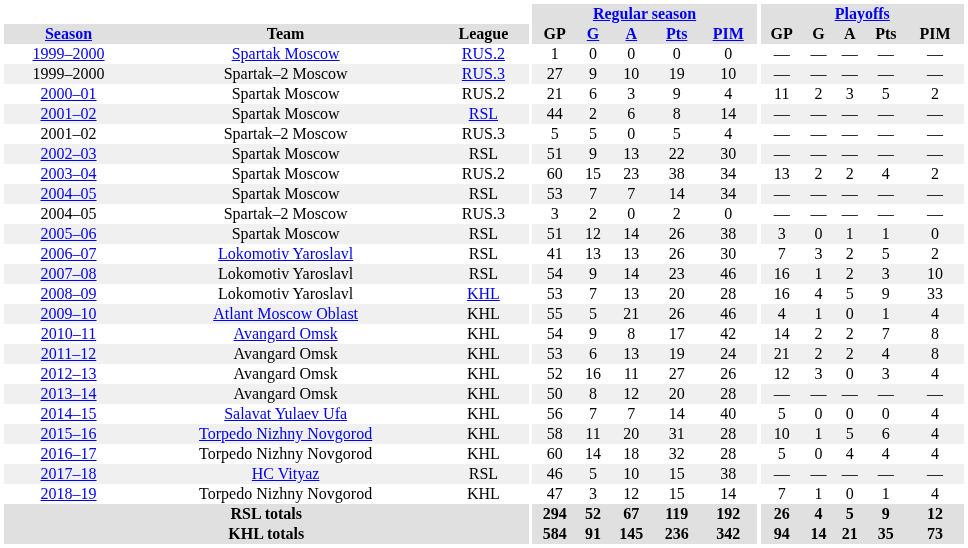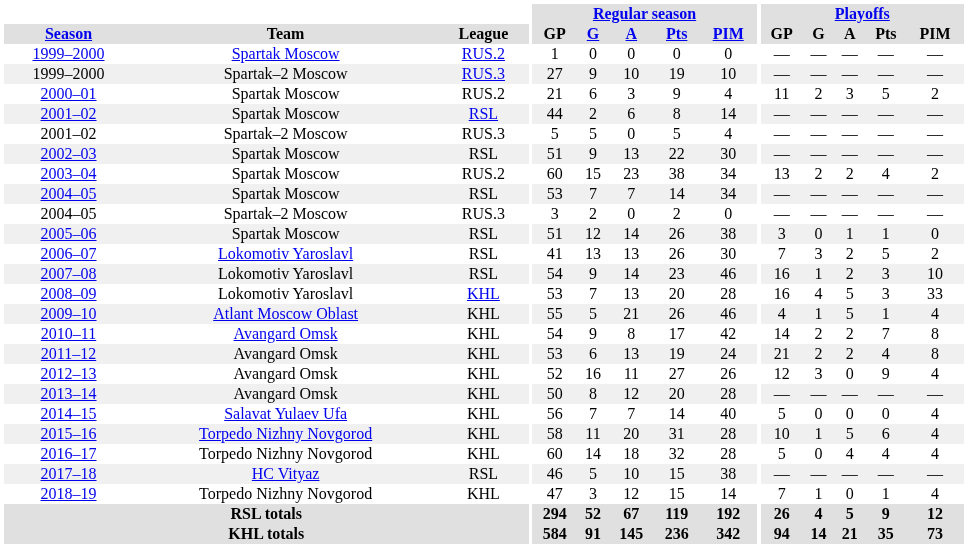(886, 294) 9 -> (886, 294) 3
(850, 314) 0 -> (850, 314) 5
(886, 374) 3 -> (886, 374) 9
